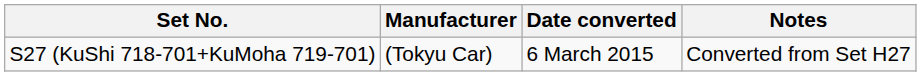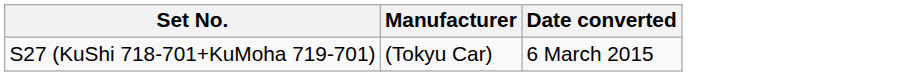- column: (798, 20)
